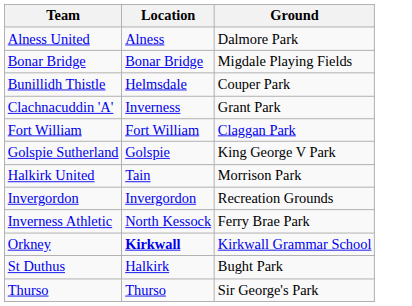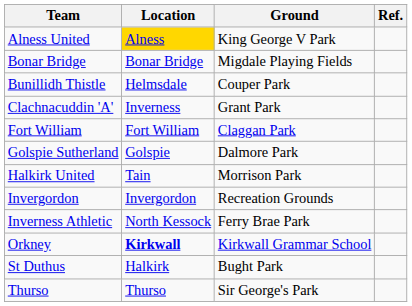+ column: (391, 15)
(145, 38) no background -> (145, 38) gold background
(258, 38) Dalmore Park -> (277, 38) King George V Park
(277, 152) King George V Park -> (258, 152) Dalmore Park
